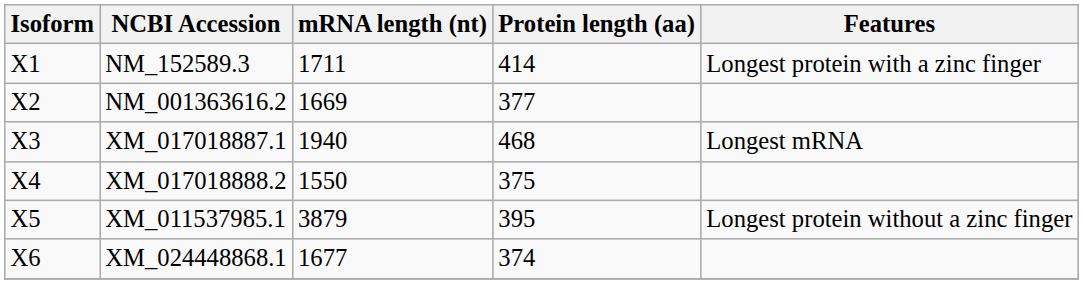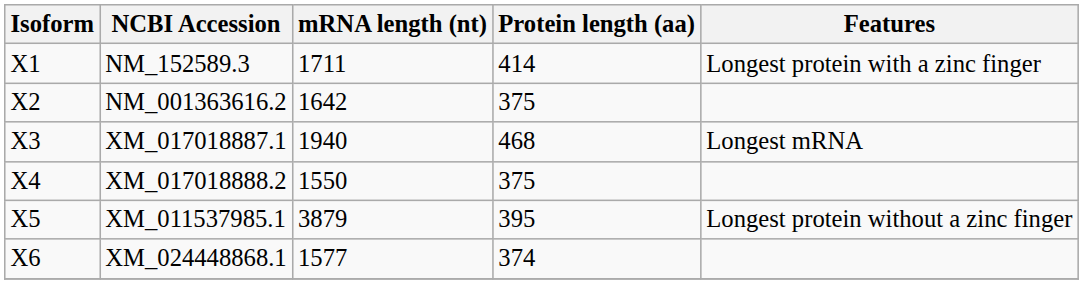(323, 102) 1669 -> (323, 102) 1642
(517, 102) 377 -> (517, 102) 375
(323, 258) 1677 -> (323, 258) 1577
